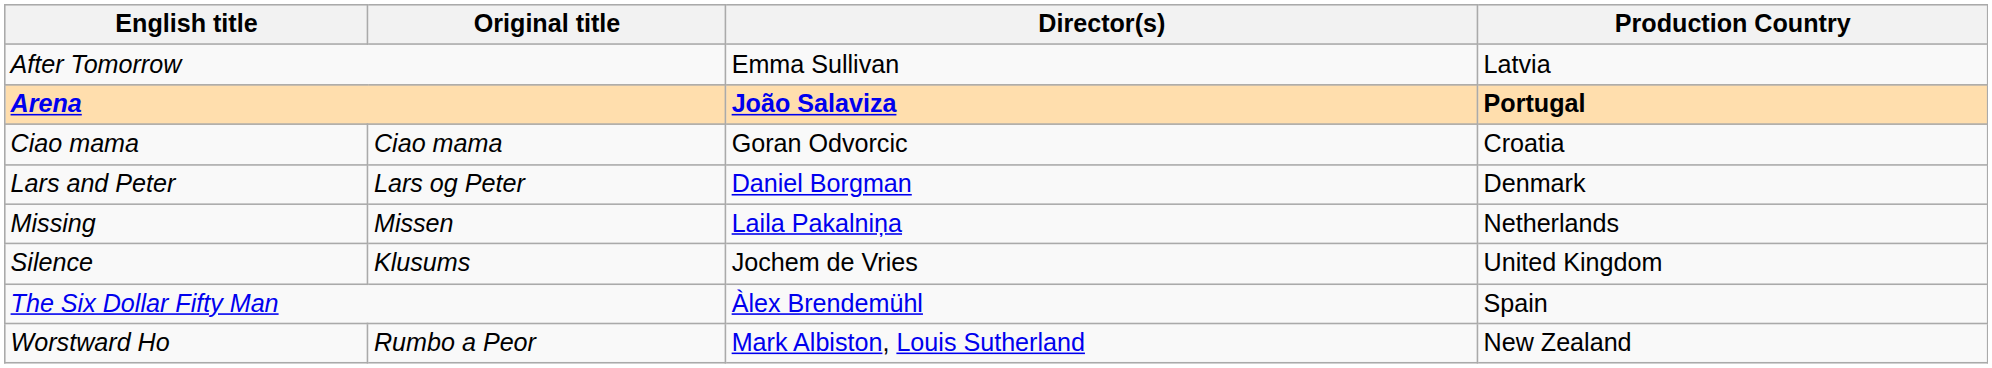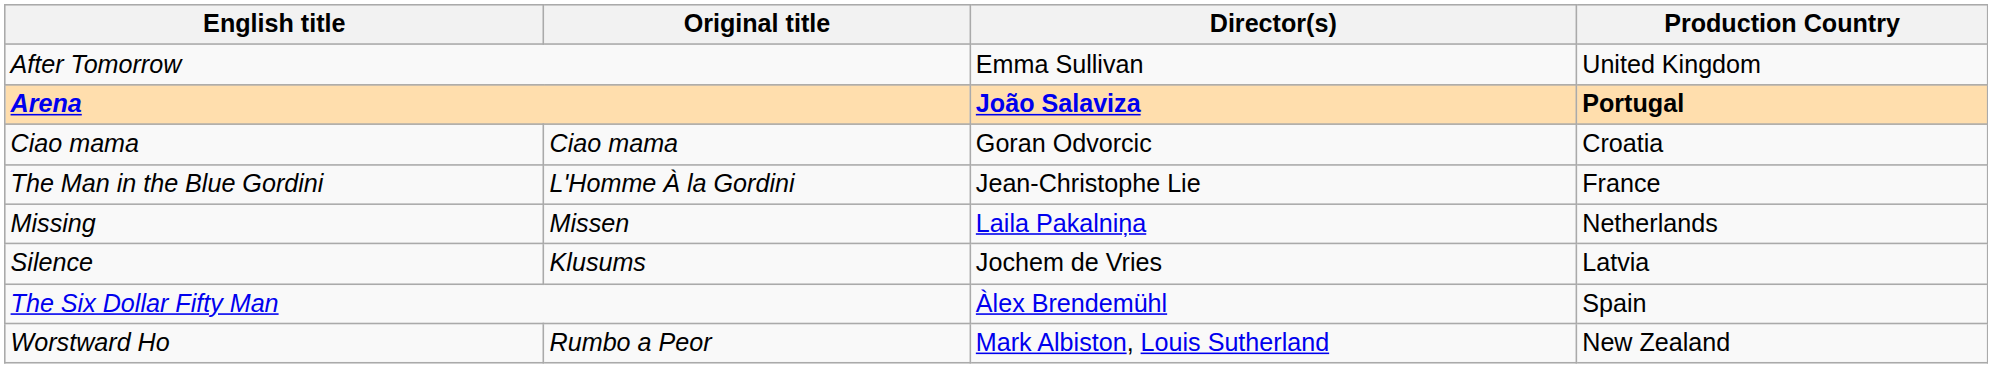(1517, 64) Latvia -> (1672, 64) United Kingdom
- row: (93, 183)
+ row: (167, 183)
(1573, 263) United Kingdom -> (1616, 263) Latvia
